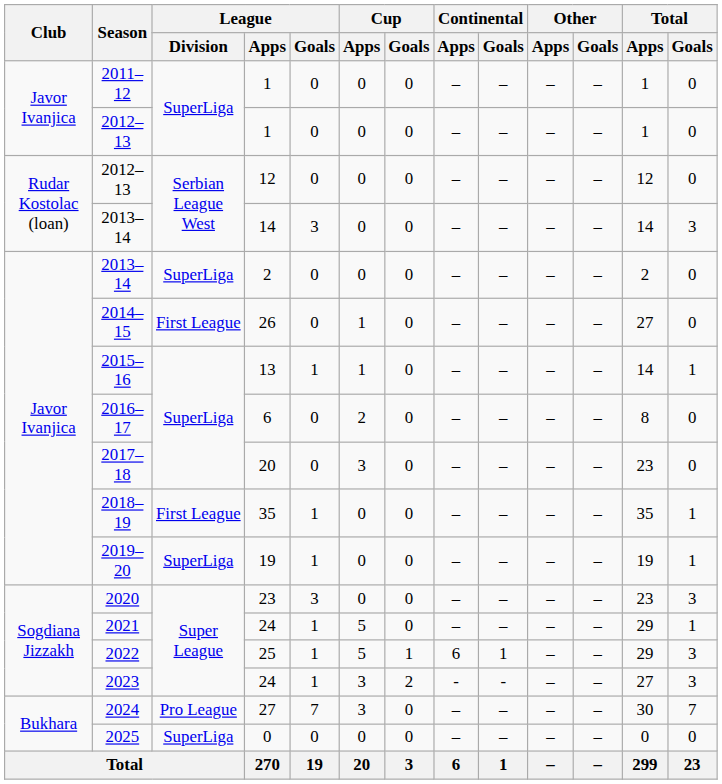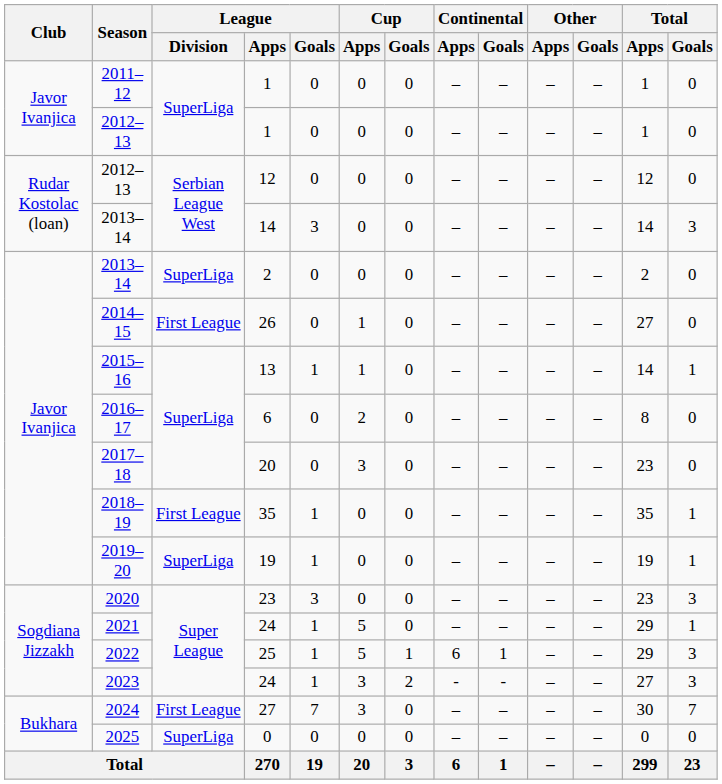(198, 709) Pro League -> (198, 709) First League
